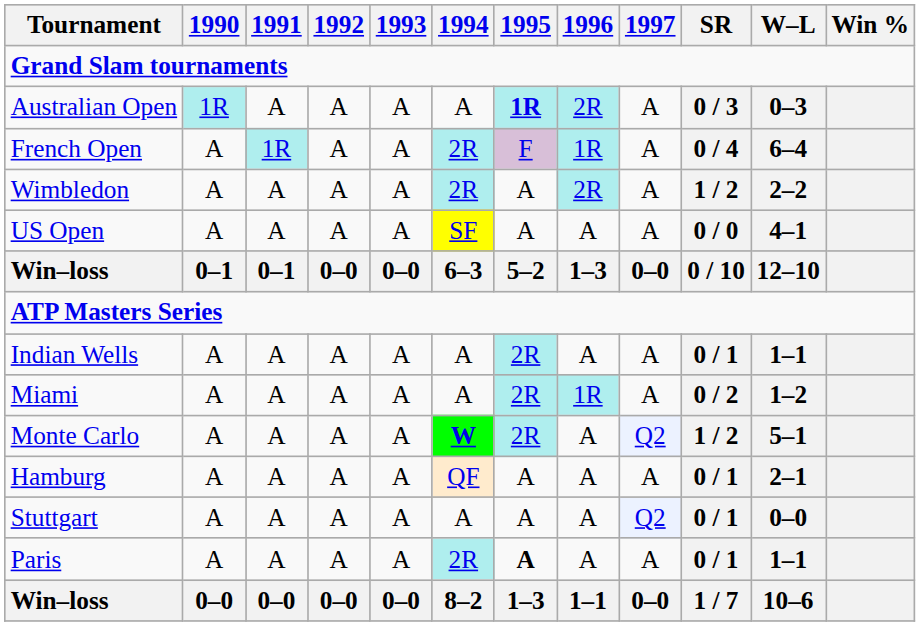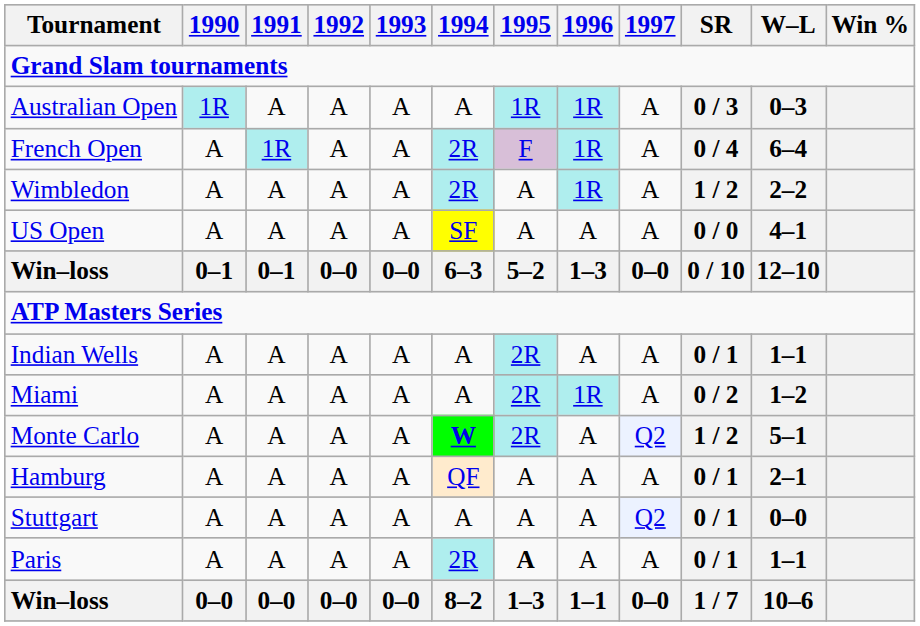(526, 106) bold -> (526, 106) normal
(588, 106) 2R -> (588, 106) 1R
(588, 188) 2R -> (588, 188) 1R
